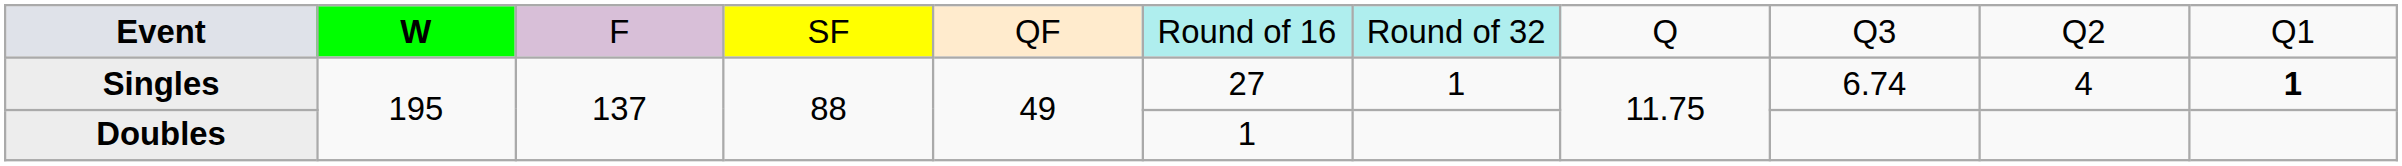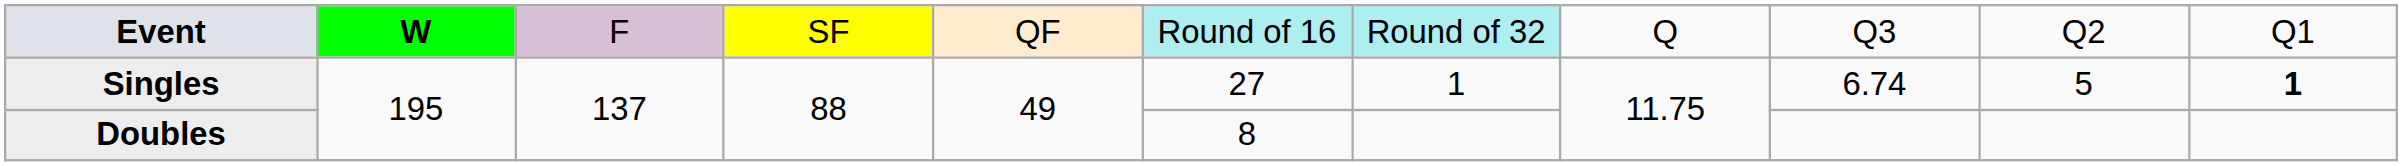(2084, 83) 4 -> (2084, 83) 5
(1247, 135) 1 -> (1247, 135) 8
